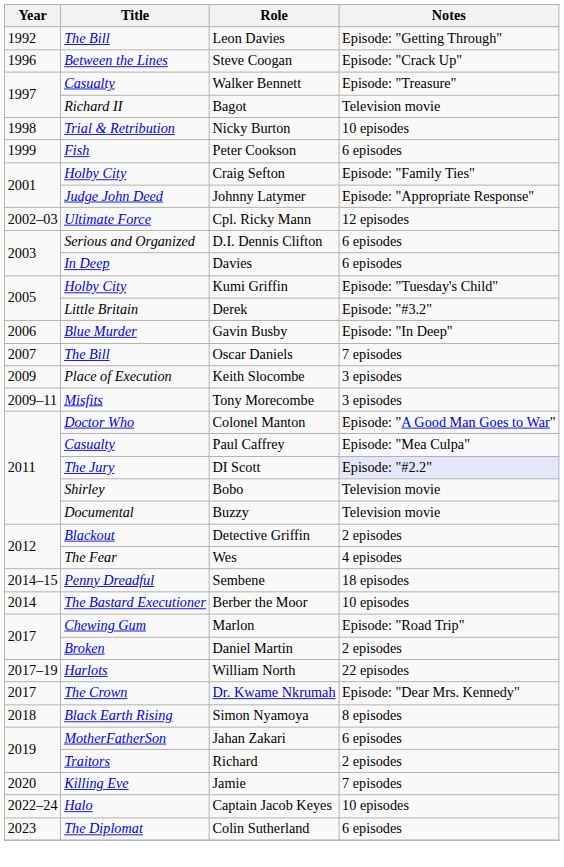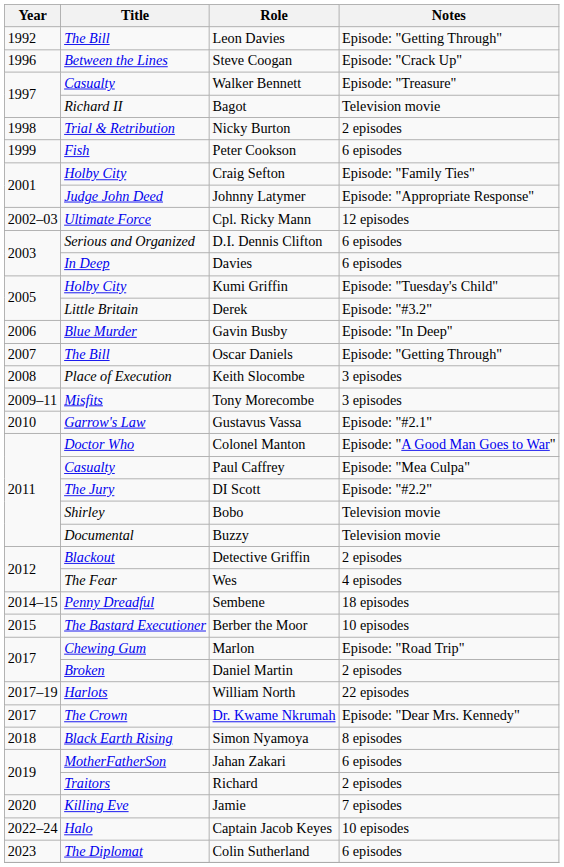(376, 128) 10 episodes -> (372, 128) 2 episodes
(372, 354) 7 episodes -> (422, 354) Episode: "Getting Through"
(22, 377) 2009 -> (22, 377) 2008
+ row: (257, 422)
(387, 467) lavender background -> (387, 490) no background
(22, 602) 2014 -> (22, 625) 2015
